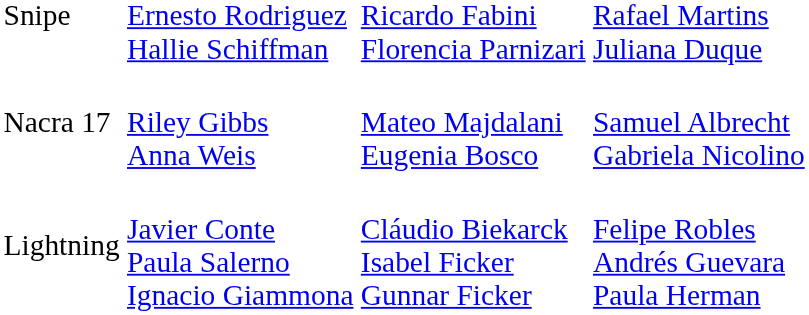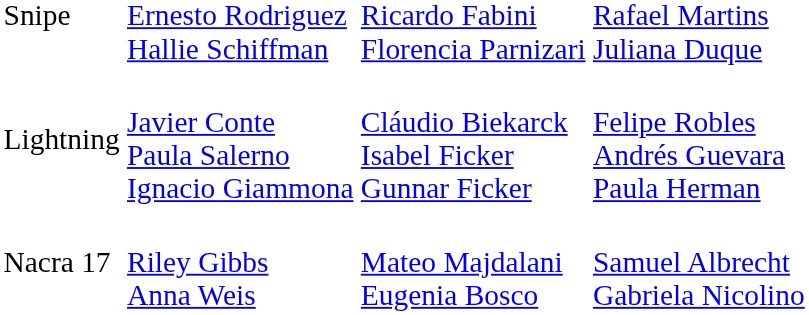rows swapped: (62, 245) <-> (57, 122)
